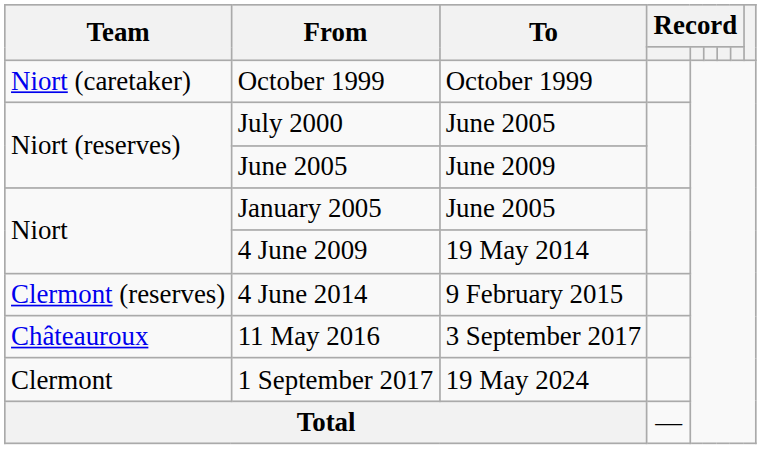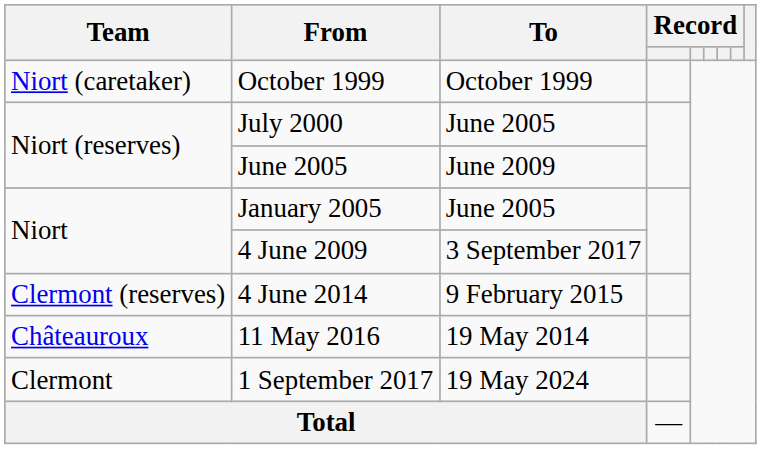(517, 251) 19 May 2014 -> (543, 251) 3 September 2017
(543, 336) 3 September 2017 -> (517, 336) 19 May 2014
